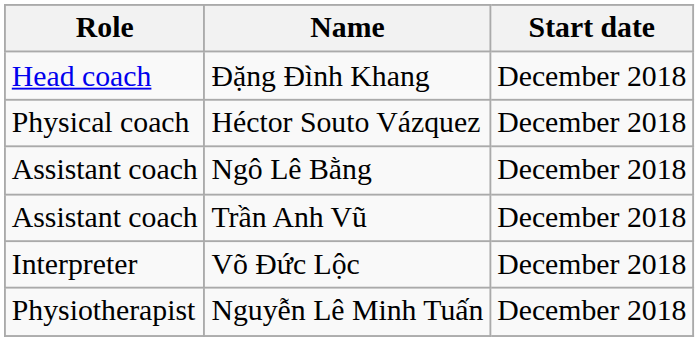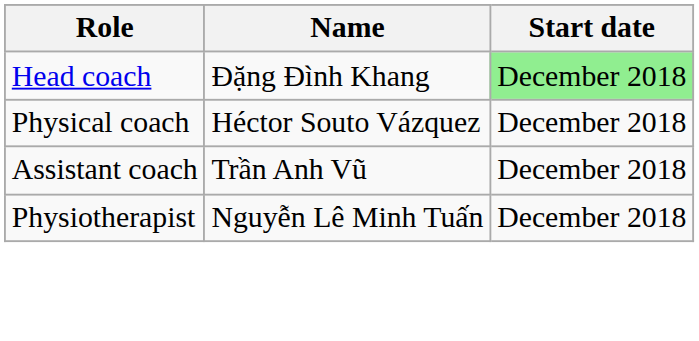(592, 75) no background -> (592, 75) lightgreen background
- row: (292, 169)
- row: (286, 264)
